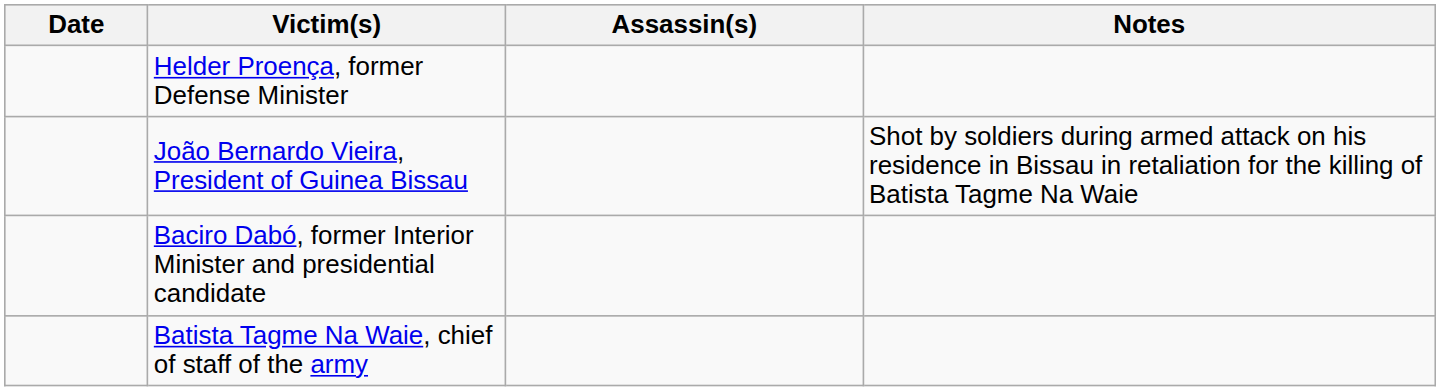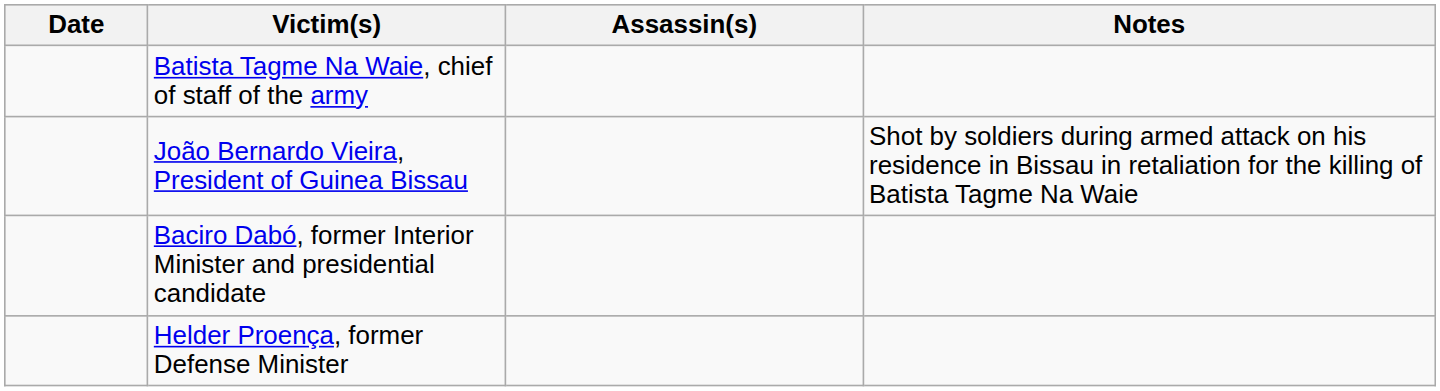rows swapped: (323, 349) <-> (289, 80)
